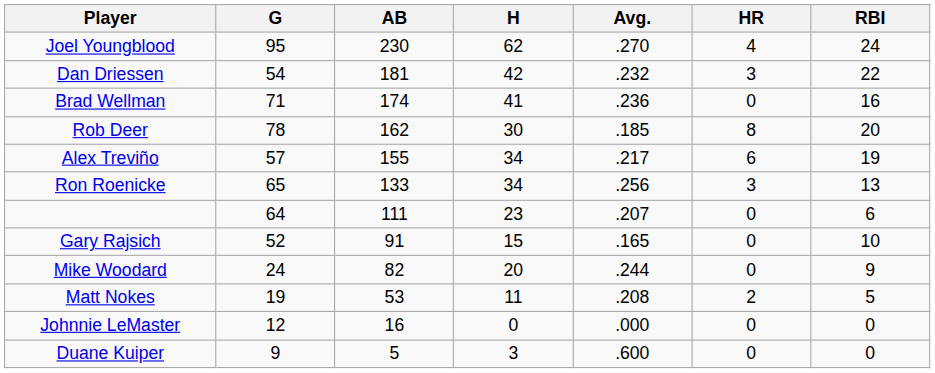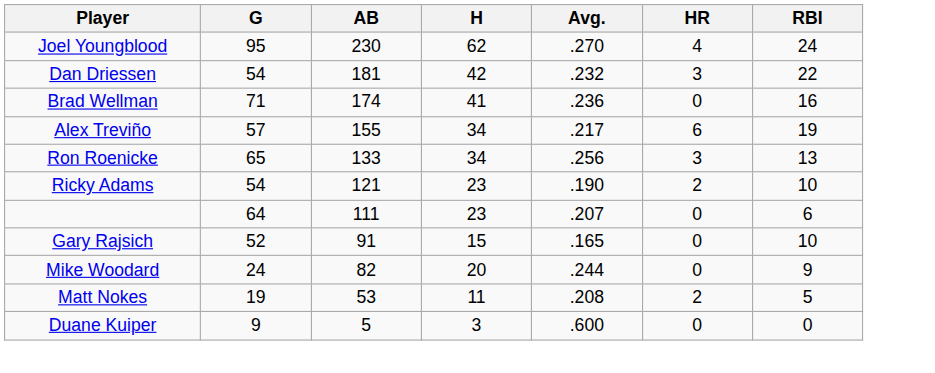- row: (110, 130)
+ row: (103, 185)
- row: (110, 325)
